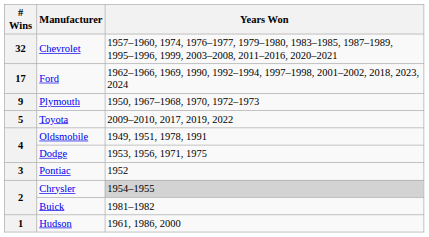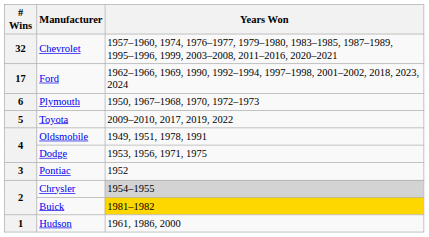(21, 102) 9 -> (21, 102) 6
(131, 206) no background -> (131, 206) gold background
